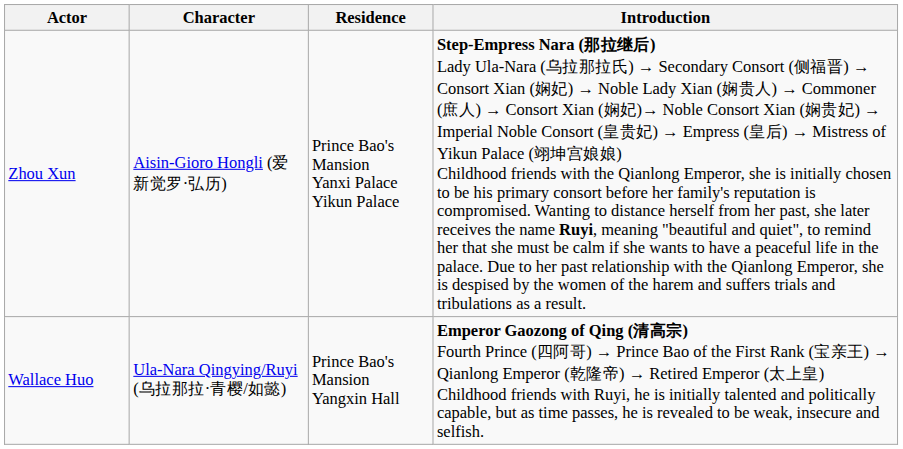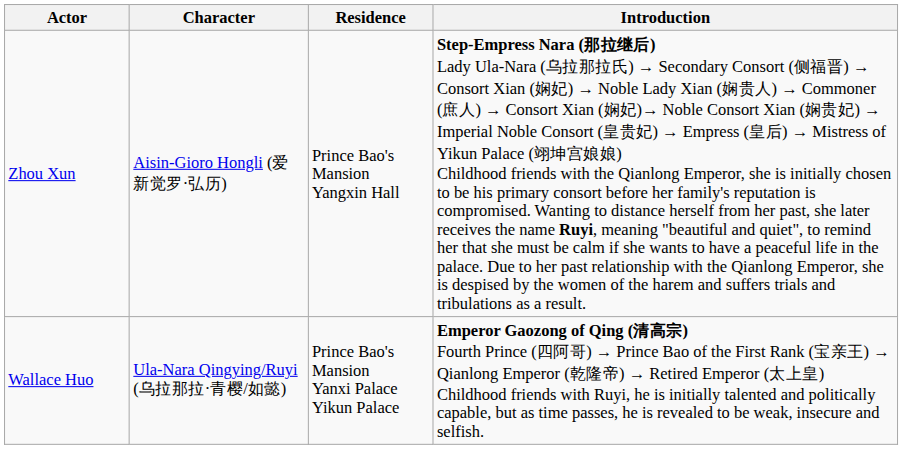(356, 173) Prince Bao's Mansion Yanxi Palace Yikun Palace -> (356, 173) Prince Bao's Mansion Yangxin Hall
(356, 380) Prince Bao's Mansion Yangxin Hall -> (356, 380) Prince Bao's Mansion Yanxi Palace Yikun Palace
